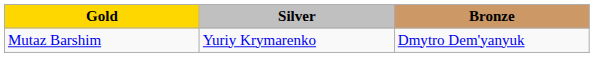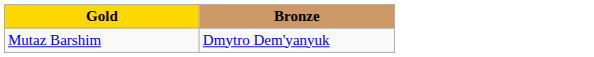- column: (297, 16)
